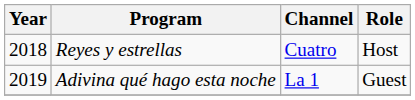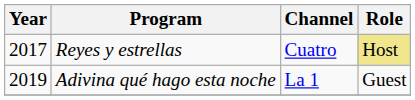(28, 49) 2018 -> (28, 49) 2017
(380, 49) no background -> (380, 49) khaki background
